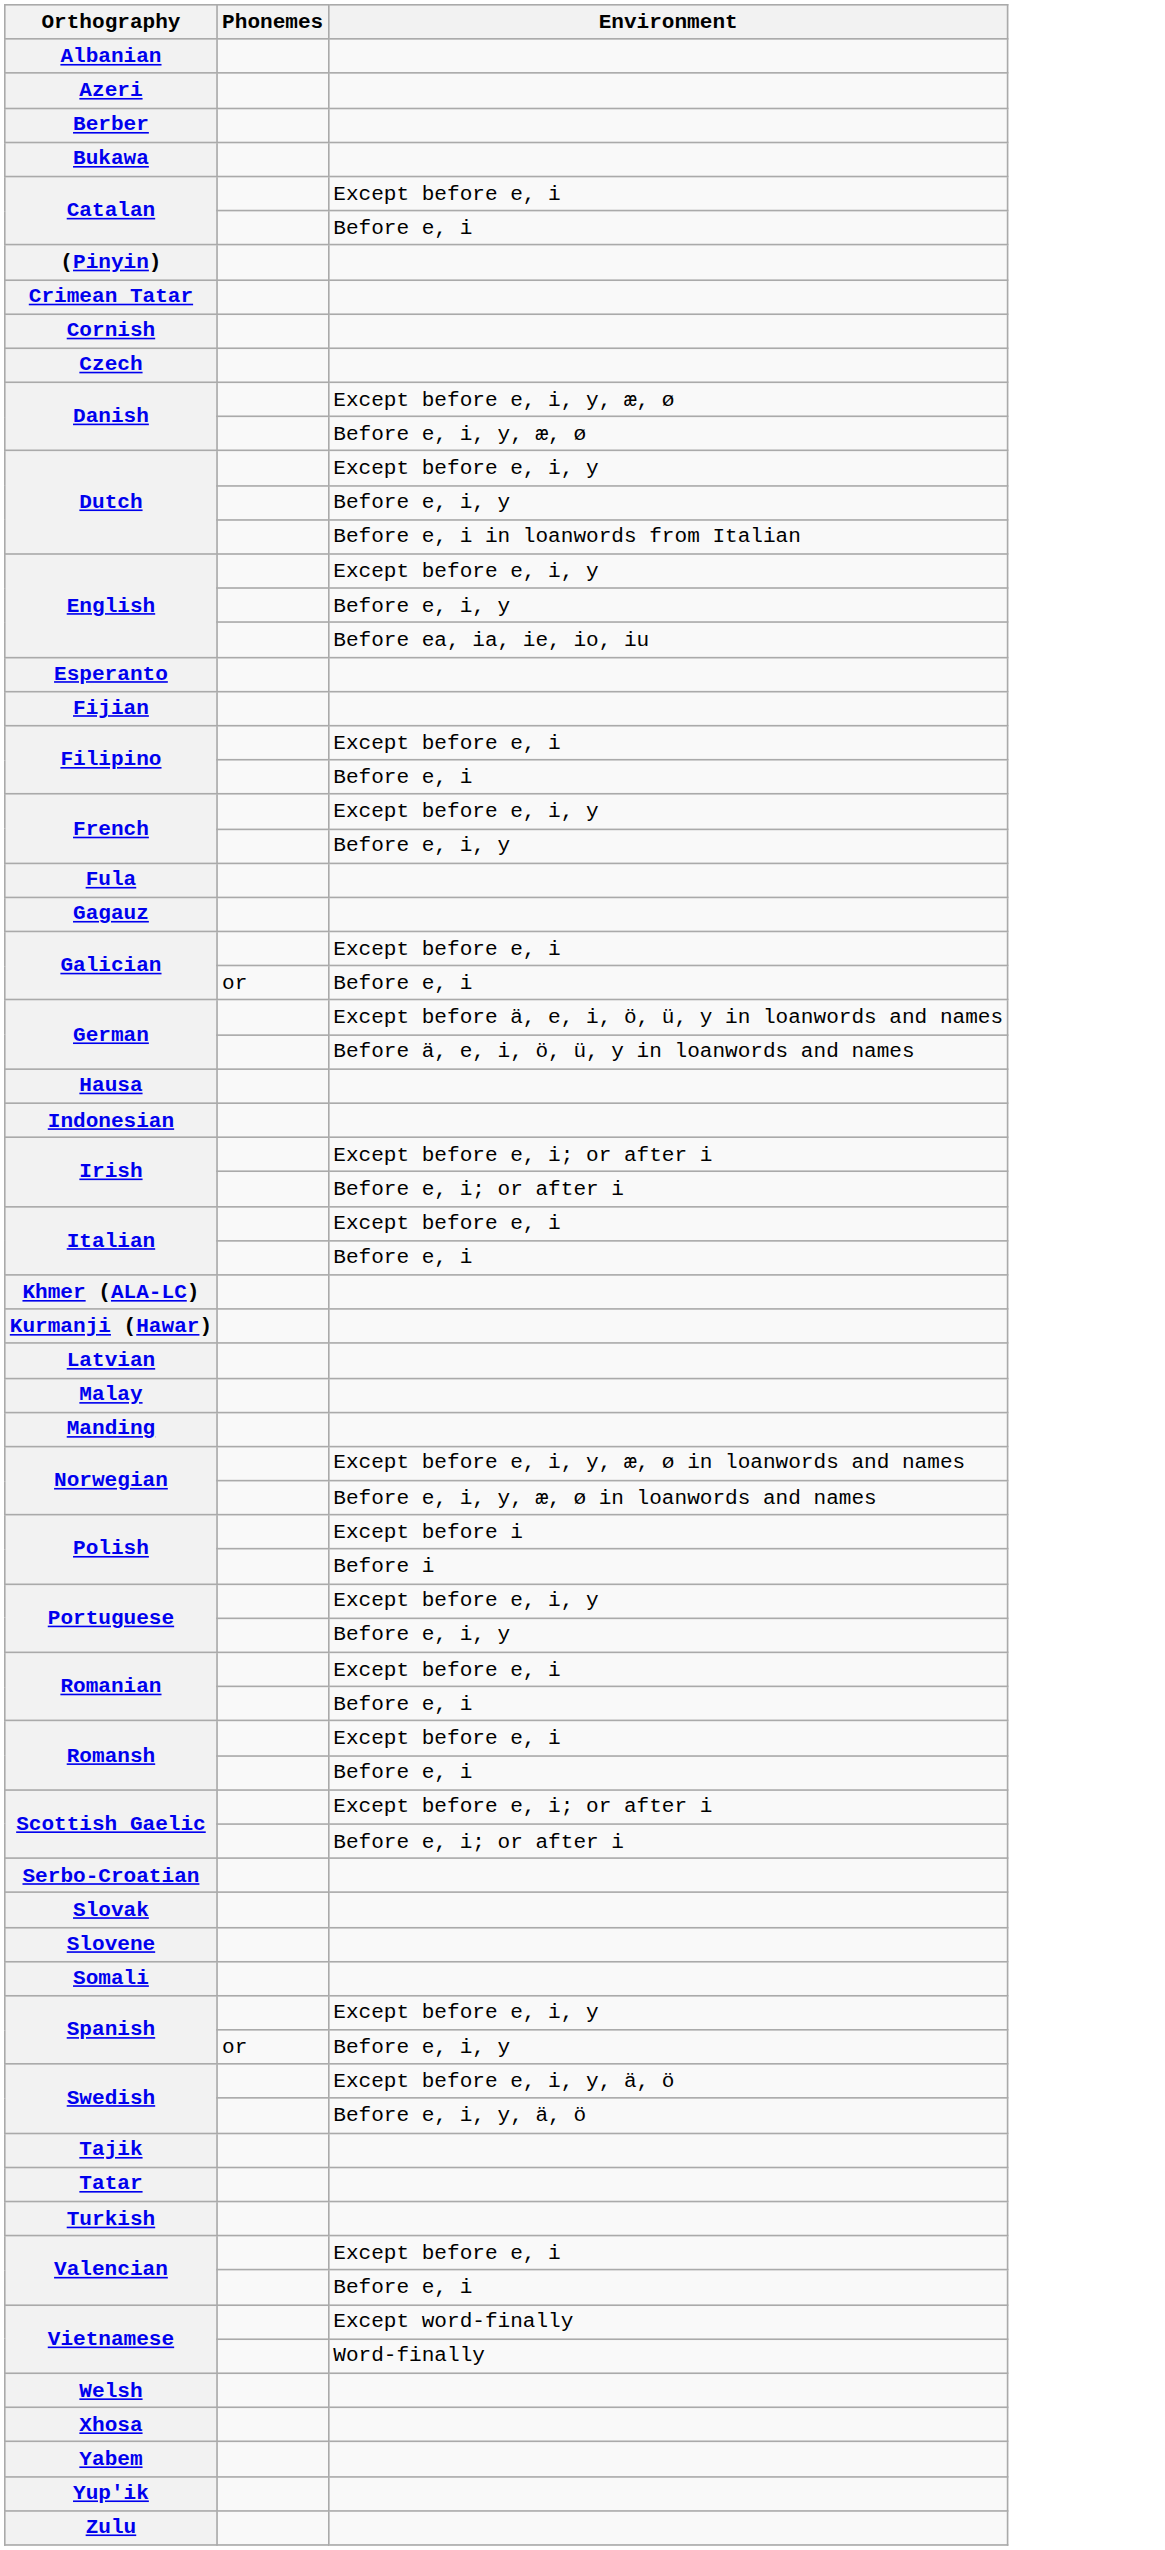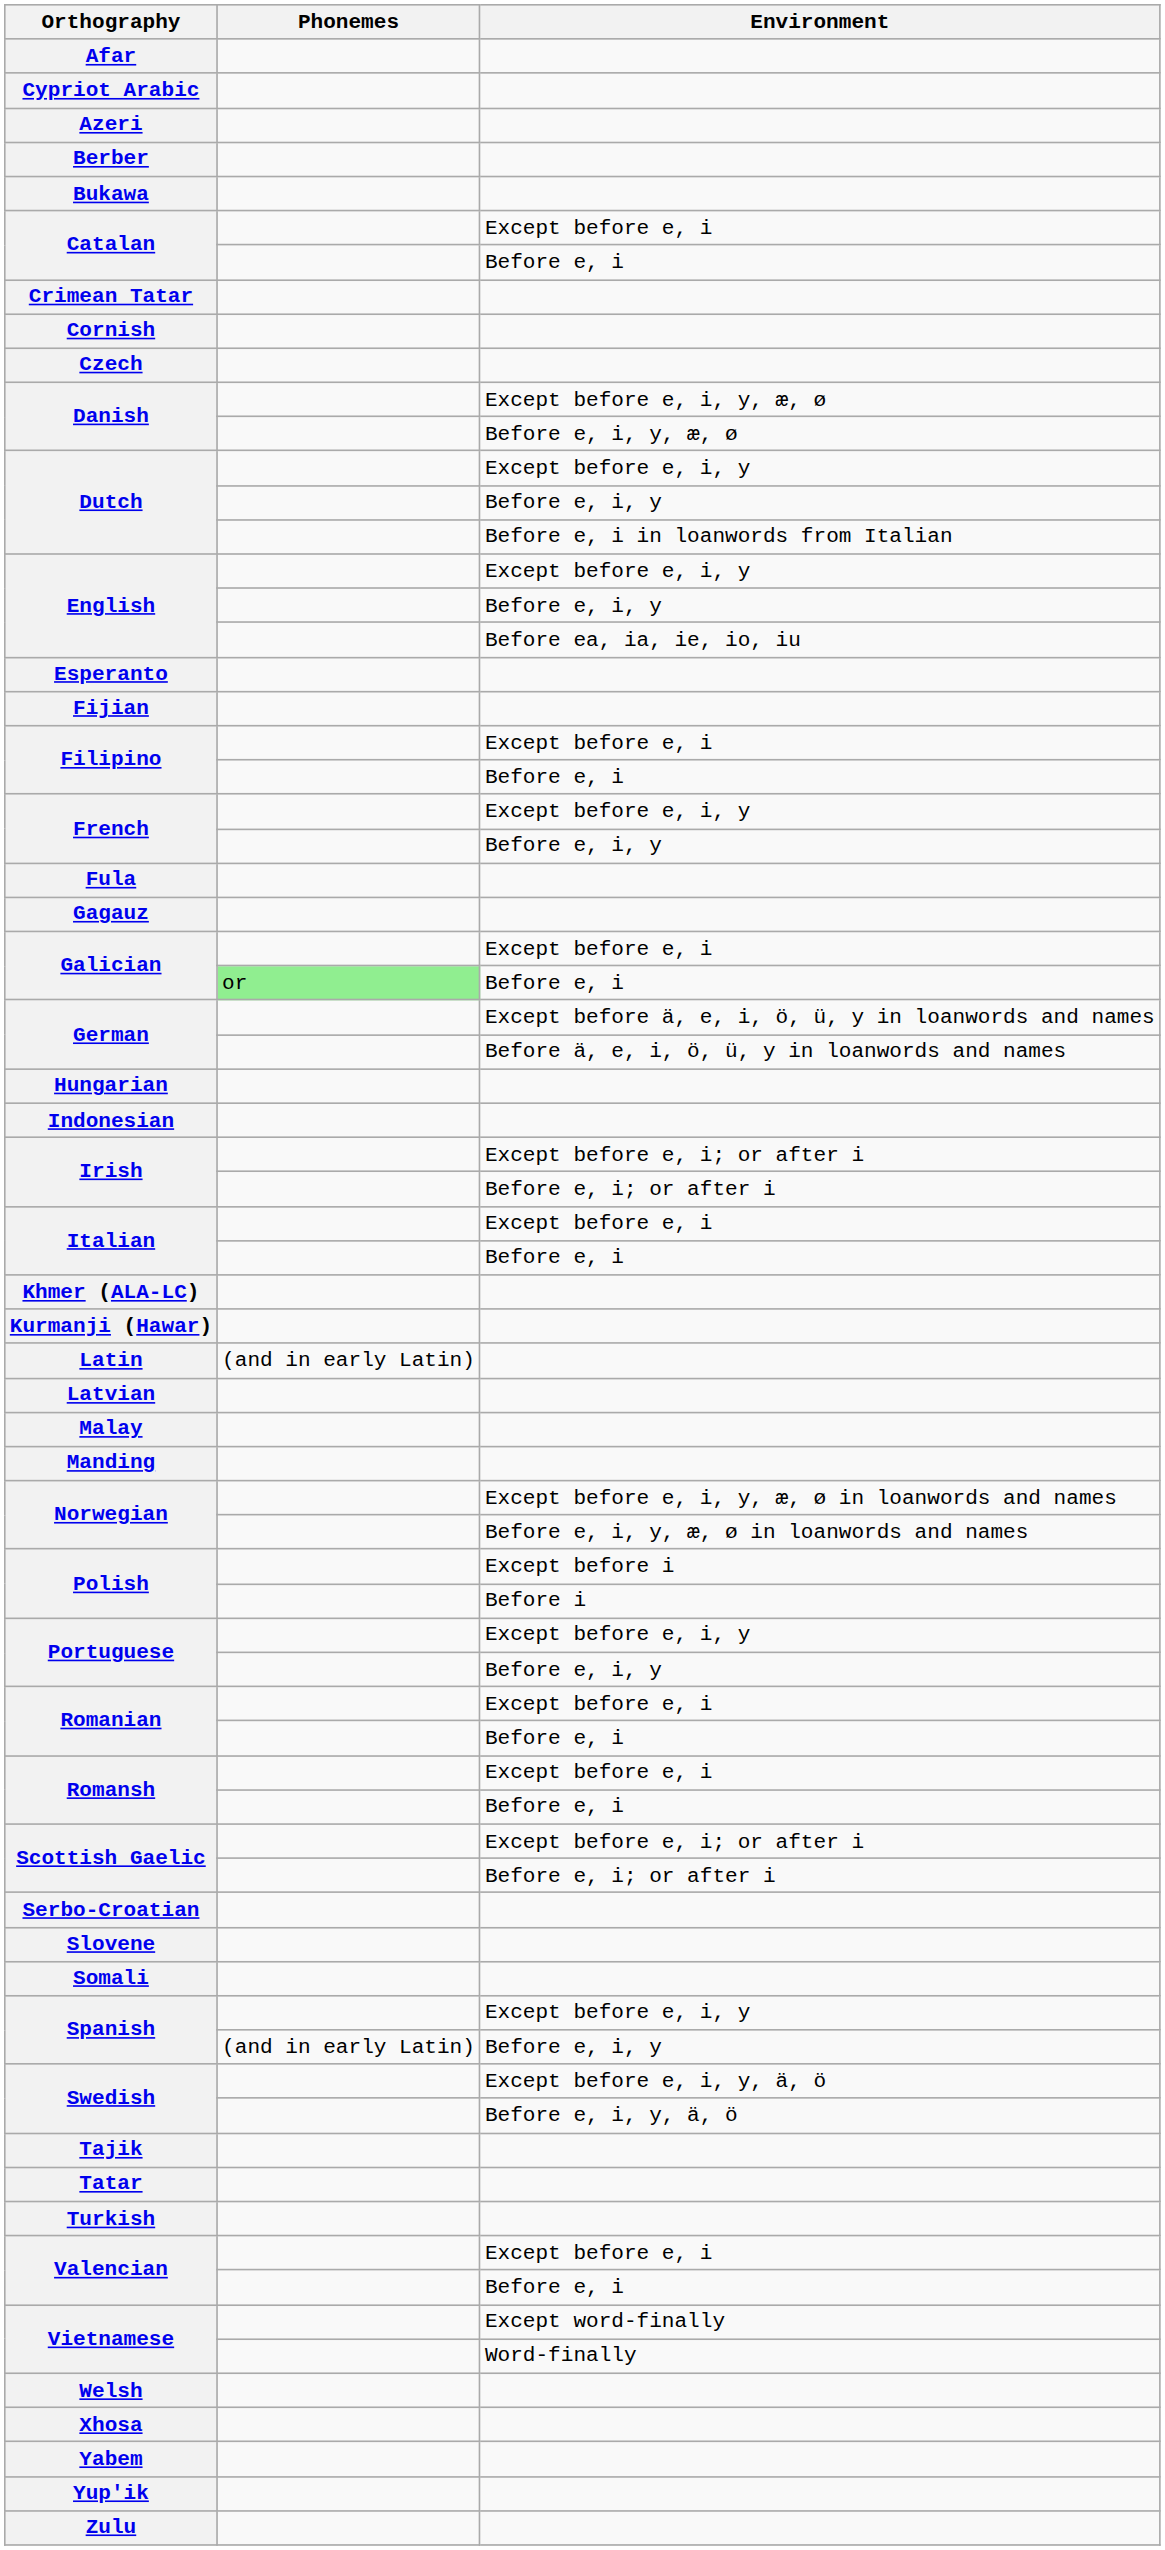+ row: (111, 56)
- row: (111, 56)
+ row: (111, 91)
- row: (111, 262)
(235, 983) no background -> (235, 983) lightgreen background
- row: (111, 1086)
+ row: (111, 1086)
+ row: (111, 1361)
- row: (111, 1910)
(235, 2047) or -> (349, 2047) (and in early Latin)
